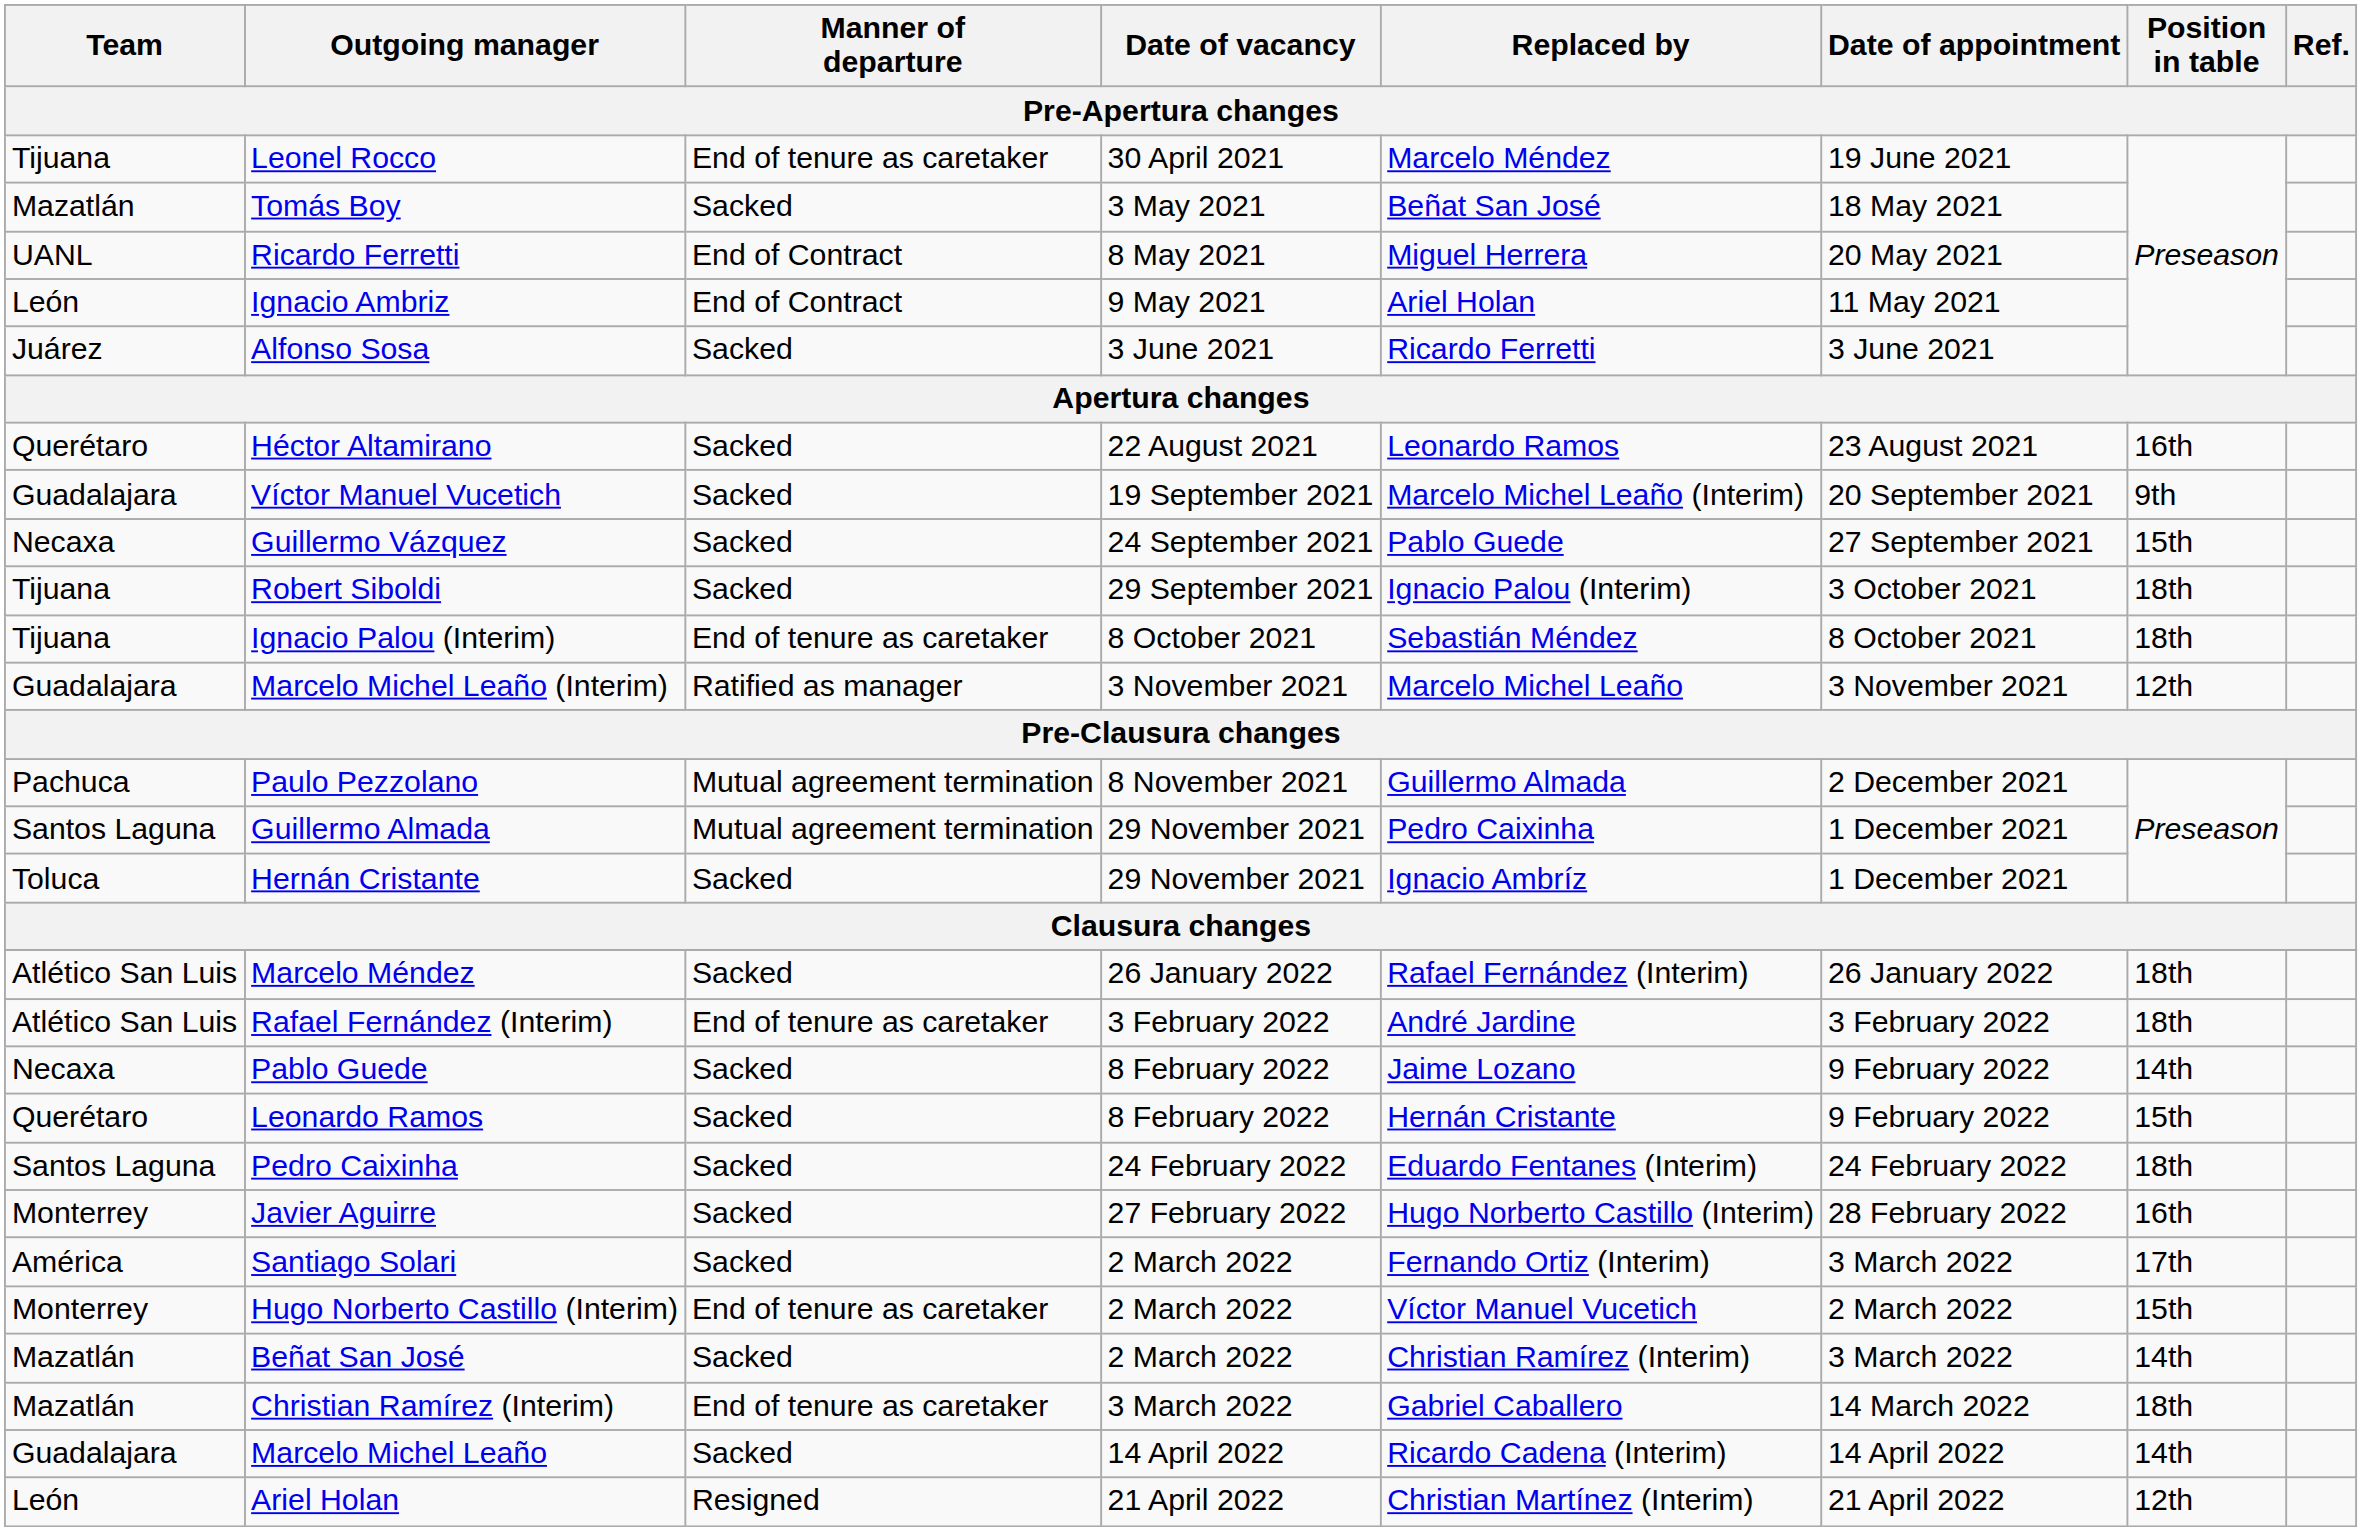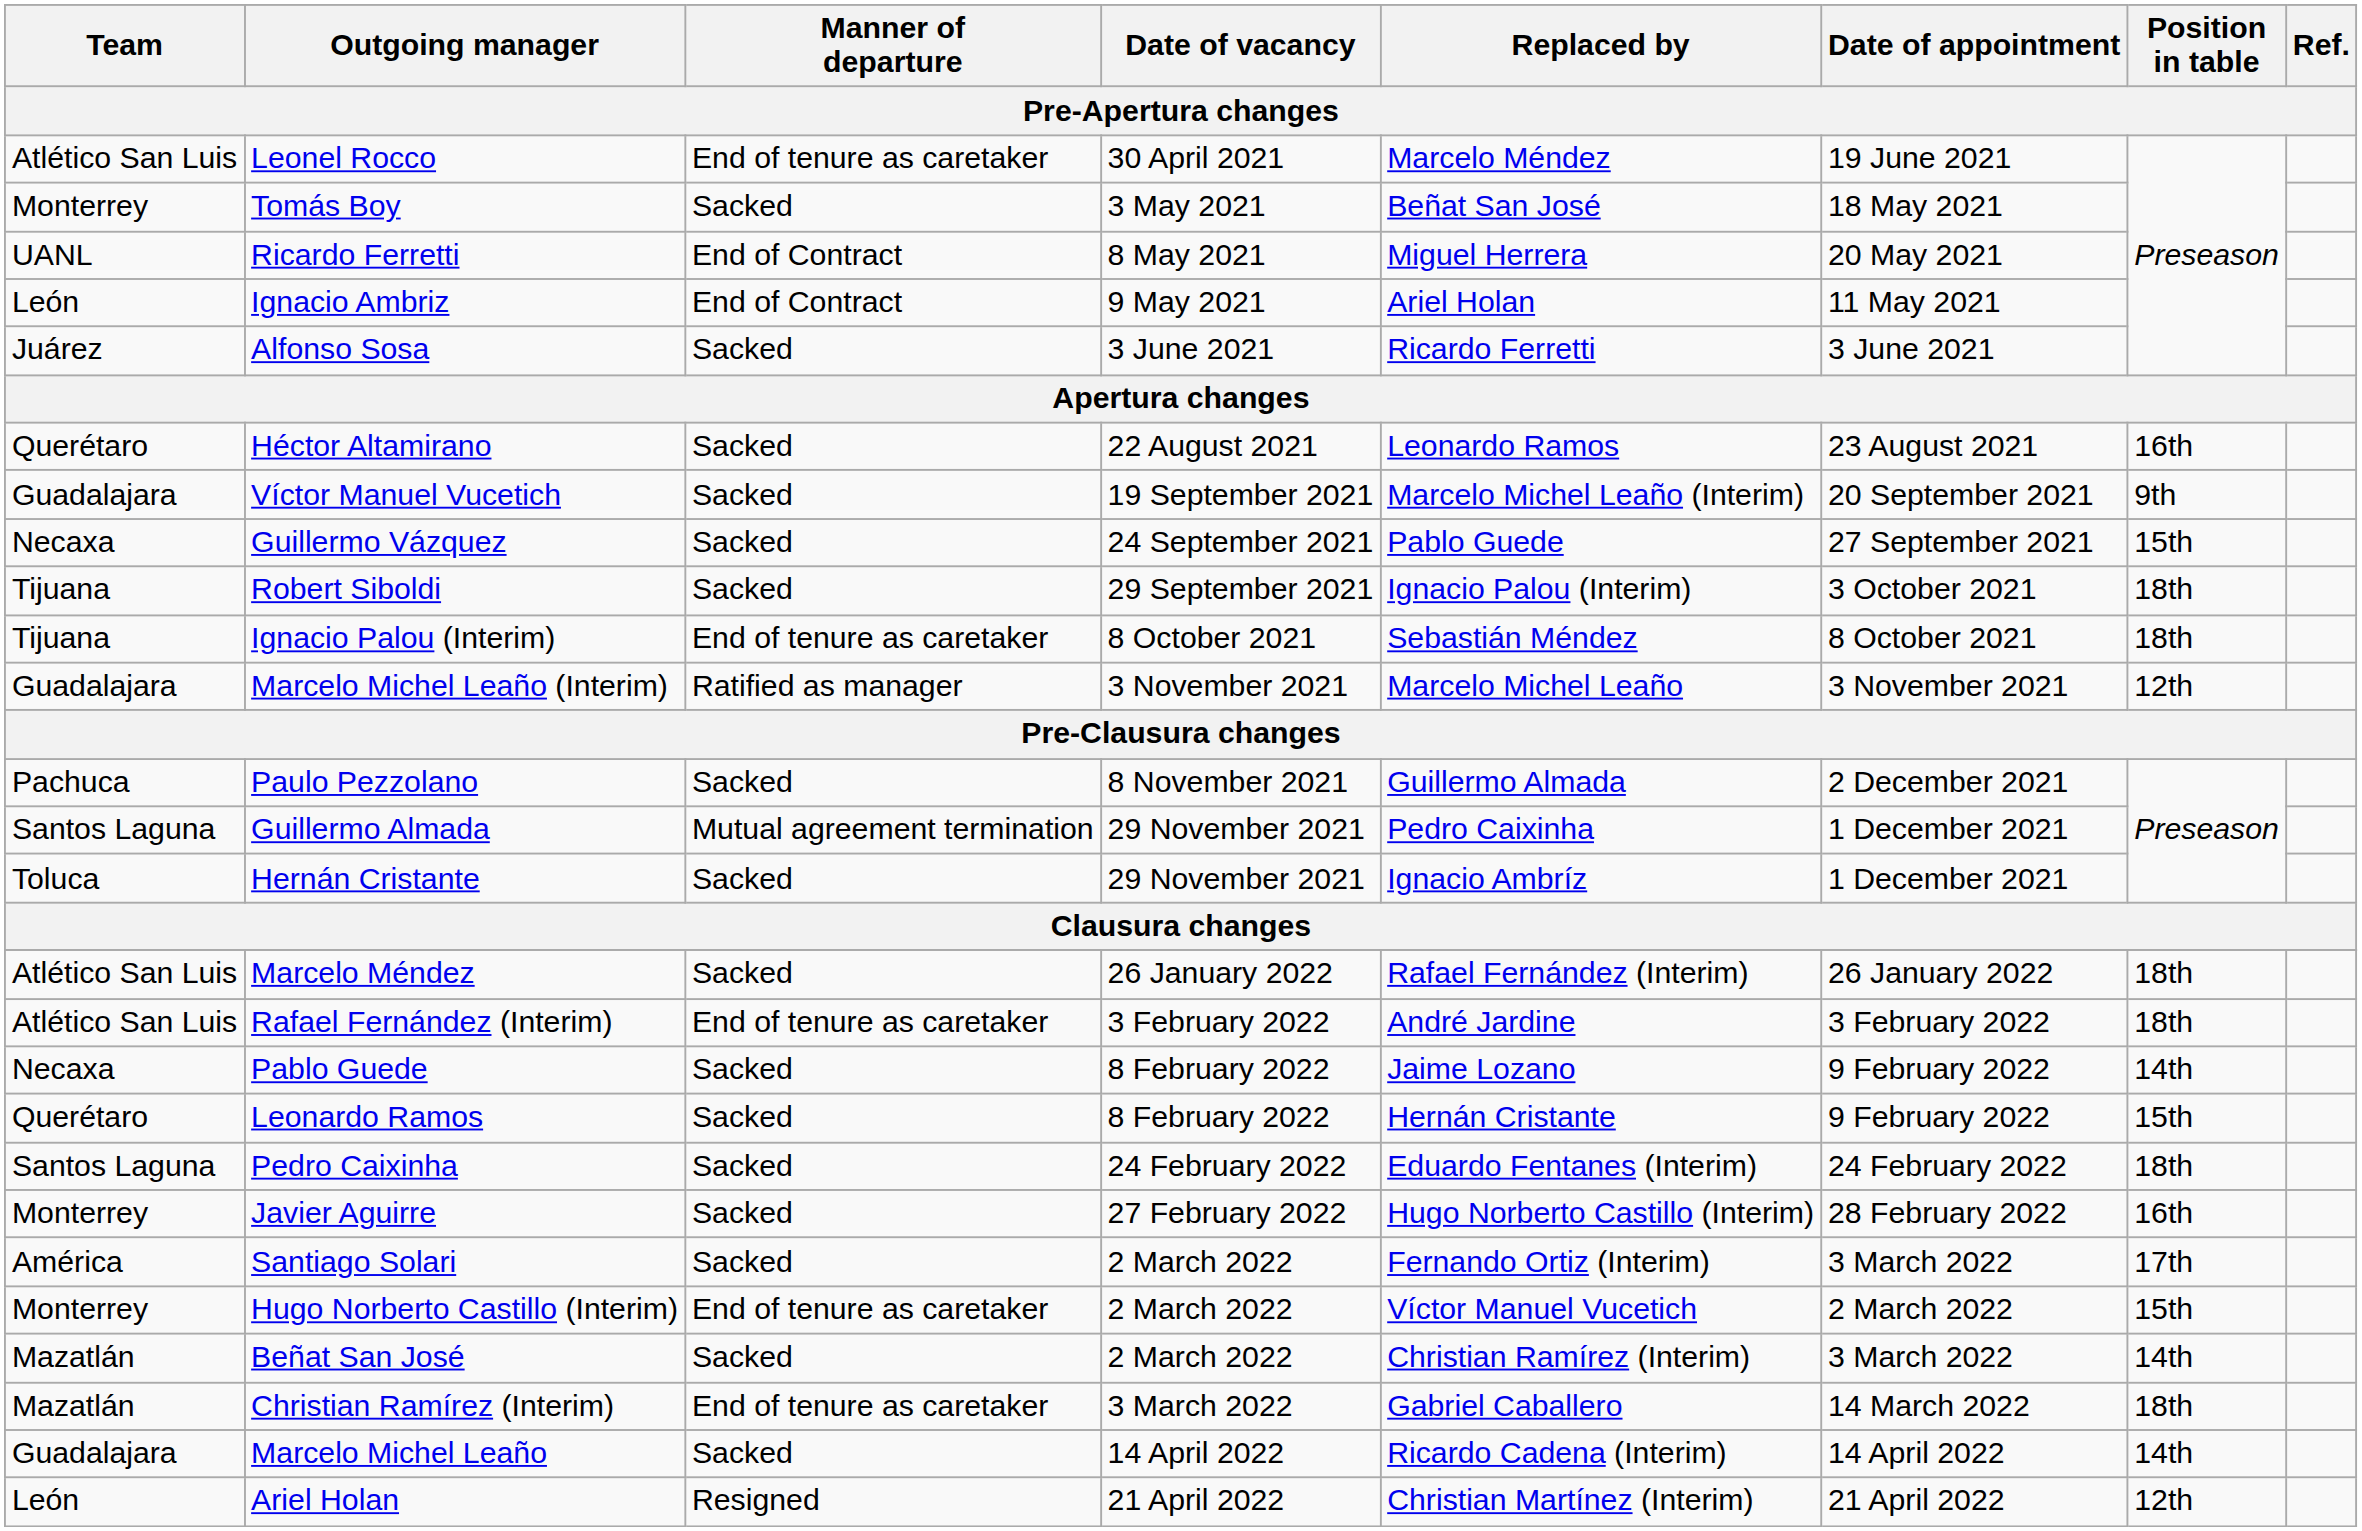(61, 158) Tijuana -> (125, 158) Atlético San Luis
(73, 206) Mazatlán -> (80, 206) Monterrey
(893, 781) Mutual agreement termination -> (742, 781) Sacked
